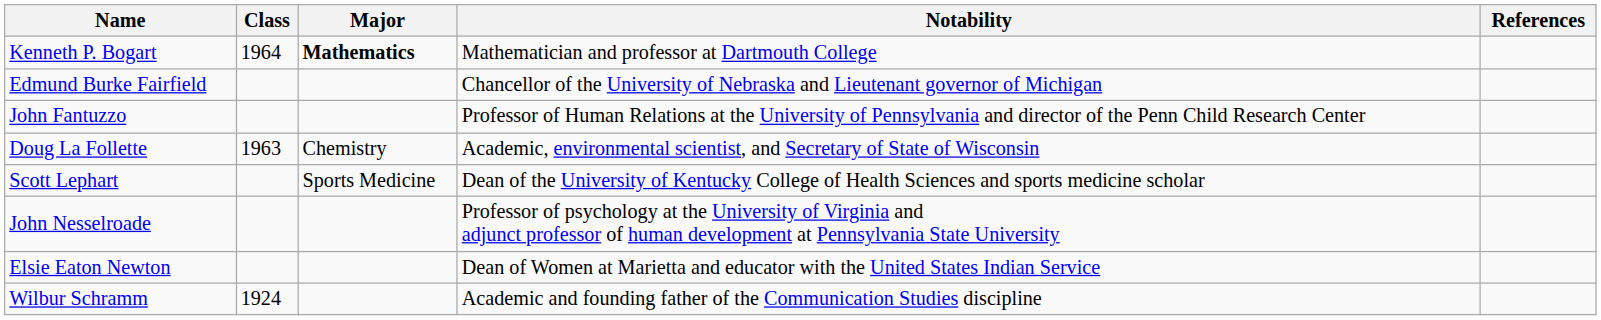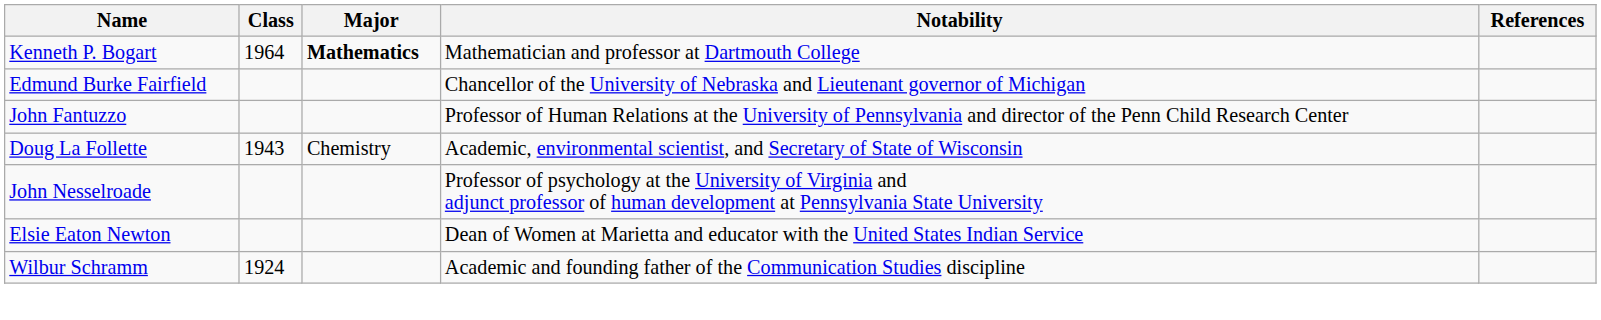(261, 148) 1963 -> (264, 148) 1943
- row: (64, 180)
